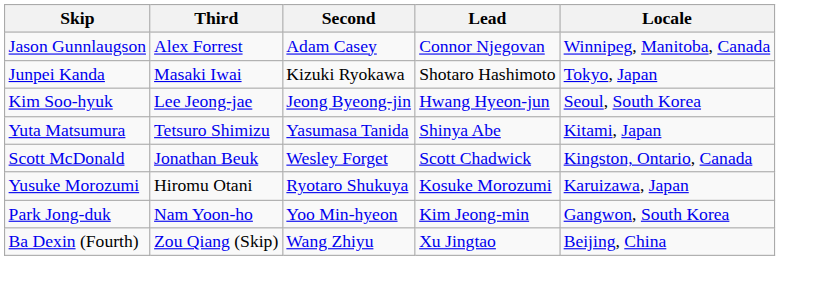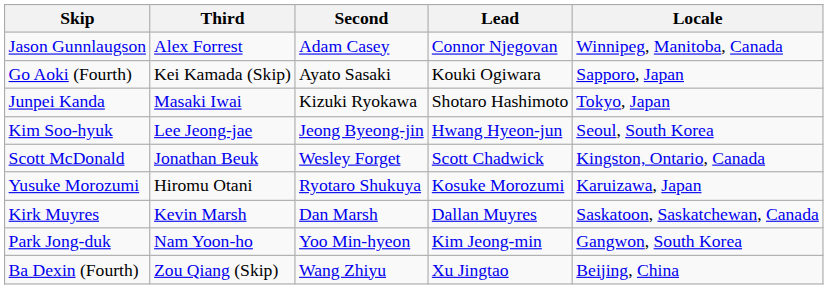+ row: (70, 74)
- row: (67, 130)
+ row: (54, 213)
